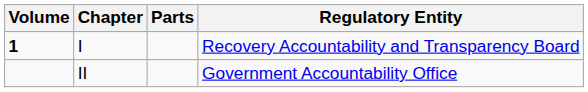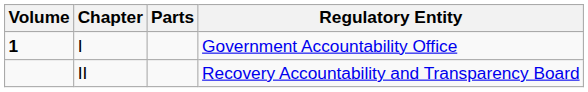(391, 45) Recovery Accountability and Transparency Board -> (330, 45) Government Accountability Office
(330, 73) Government Accountability Office -> (391, 73) Recovery Accountability and Transparency Board
